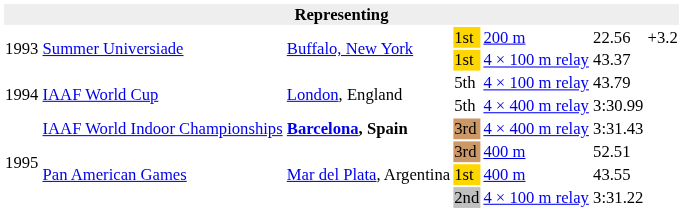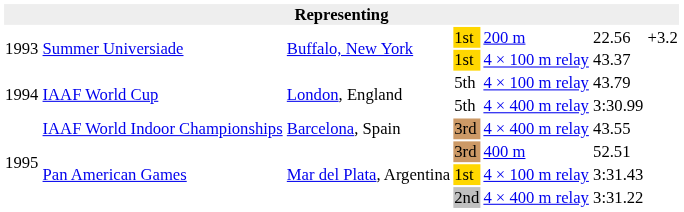(347, 128) bold -> (344, 128) normal
(618, 128) 3:31.43 -> (612, 128) 43.55
(504, 174) 400 m -> (536, 174) 4 × 100 m relay
(612, 174) 43.55 -> (618, 174) 3:31.43
(536, 197) 4 × 100 m relay -> (536, 197) 4 × 400 m relay
